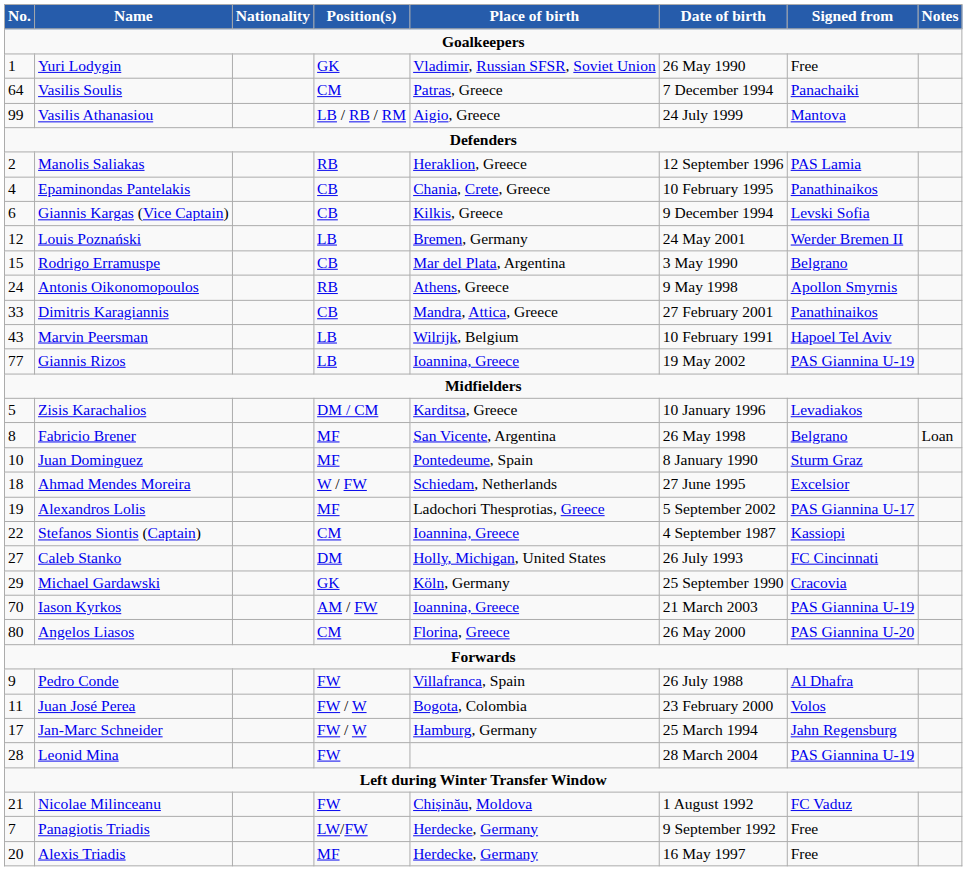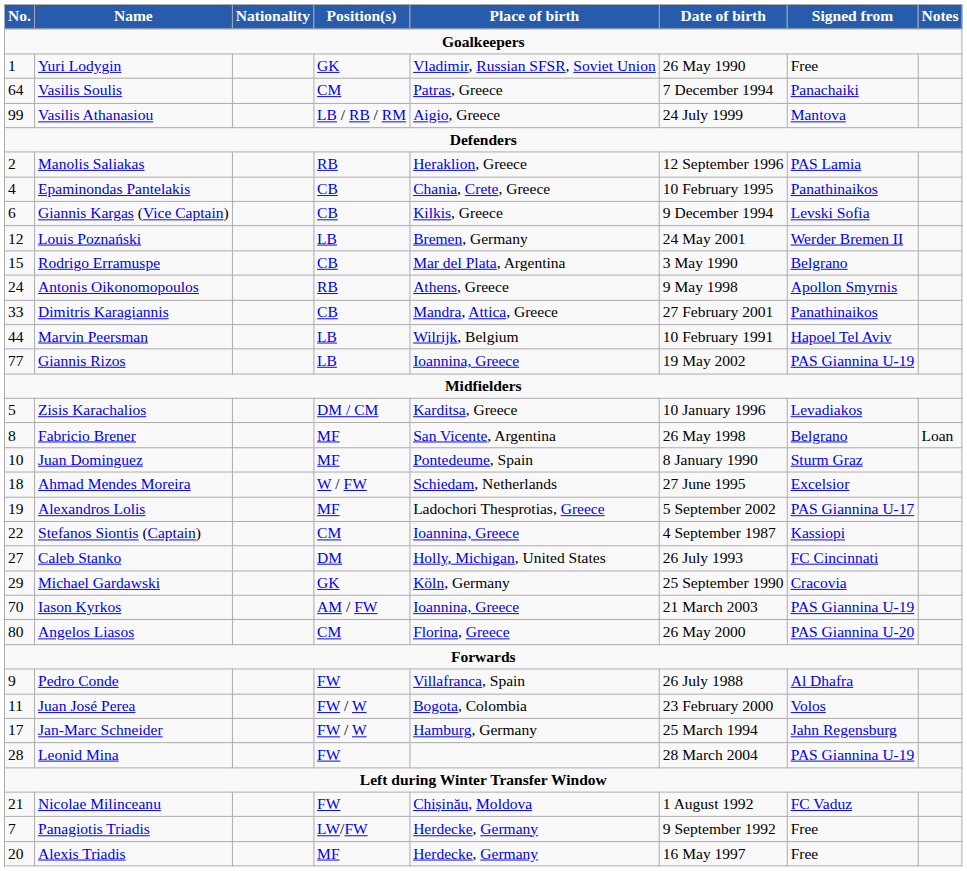(16, 336) 43 -> (16, 336) 44
